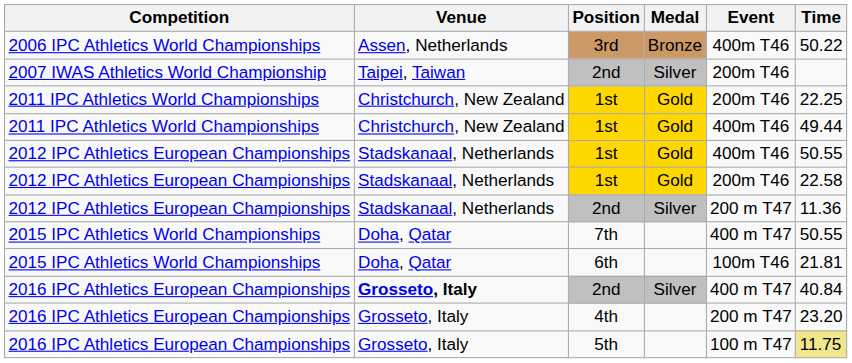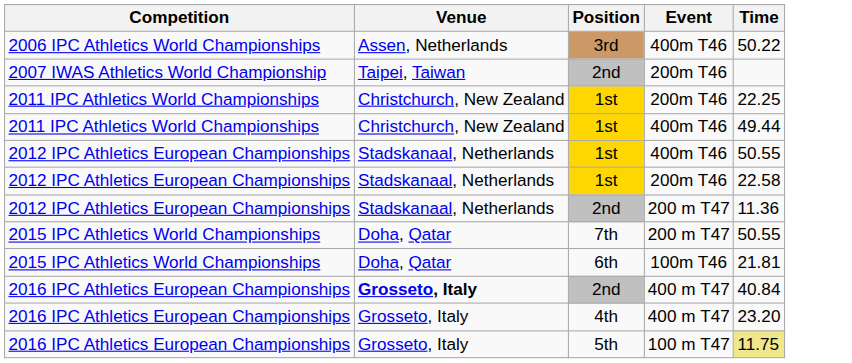- column: (675, 18)
(751, 235) 400 m Τ47 -> (689, 235) 200 m Τ47
(751, 316) 200 m Τ47 -> (689, 316) 400 m Τ47
